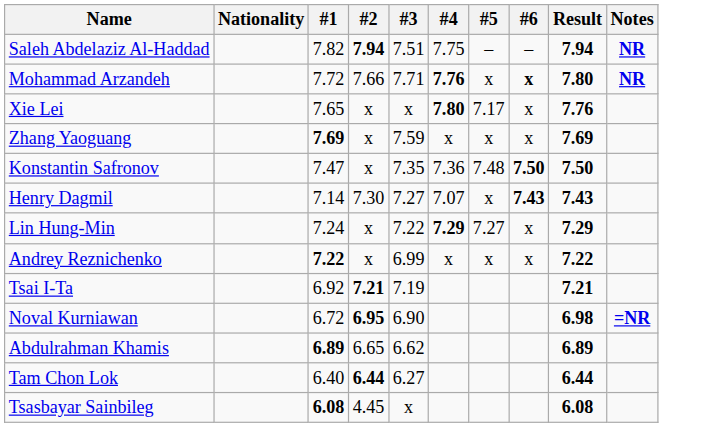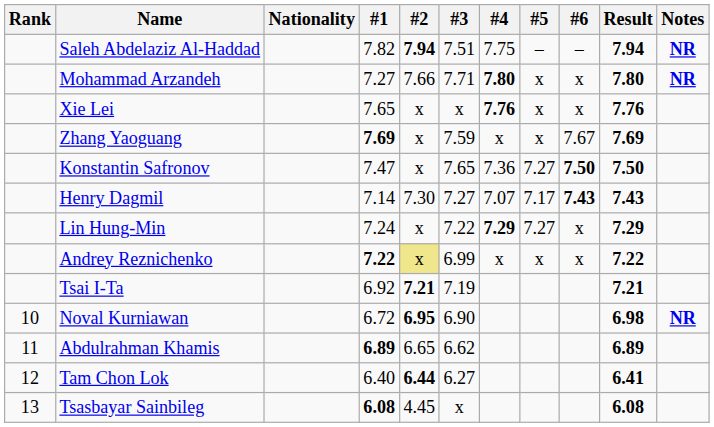+ column: (30, 19)
(329, 79) 7.72 -> (379, 79) 7.27
(449, 79) 7.76 -> (499, 79) 7.80
(529, 79) bold -> (579, 79) normal
(449, 109) 7.80 -> (499, 109) 7.76
(489, 109) 7.17 -> (539, 109) x
(529, 138) x -> (579, 138) 7.67
(409, 168) 7.35 -> (459, 168) 7.65
(489, 168) 7.48 -> (539, 168) 7.27
(489, 198) x -> (539, 198) 7.17
(369, 258) no background -> (419, 258) khaki background
(632, 317) =NR -> (683, 317) NR
(578, 377) 6.44 -> (628, 377) 6.41
